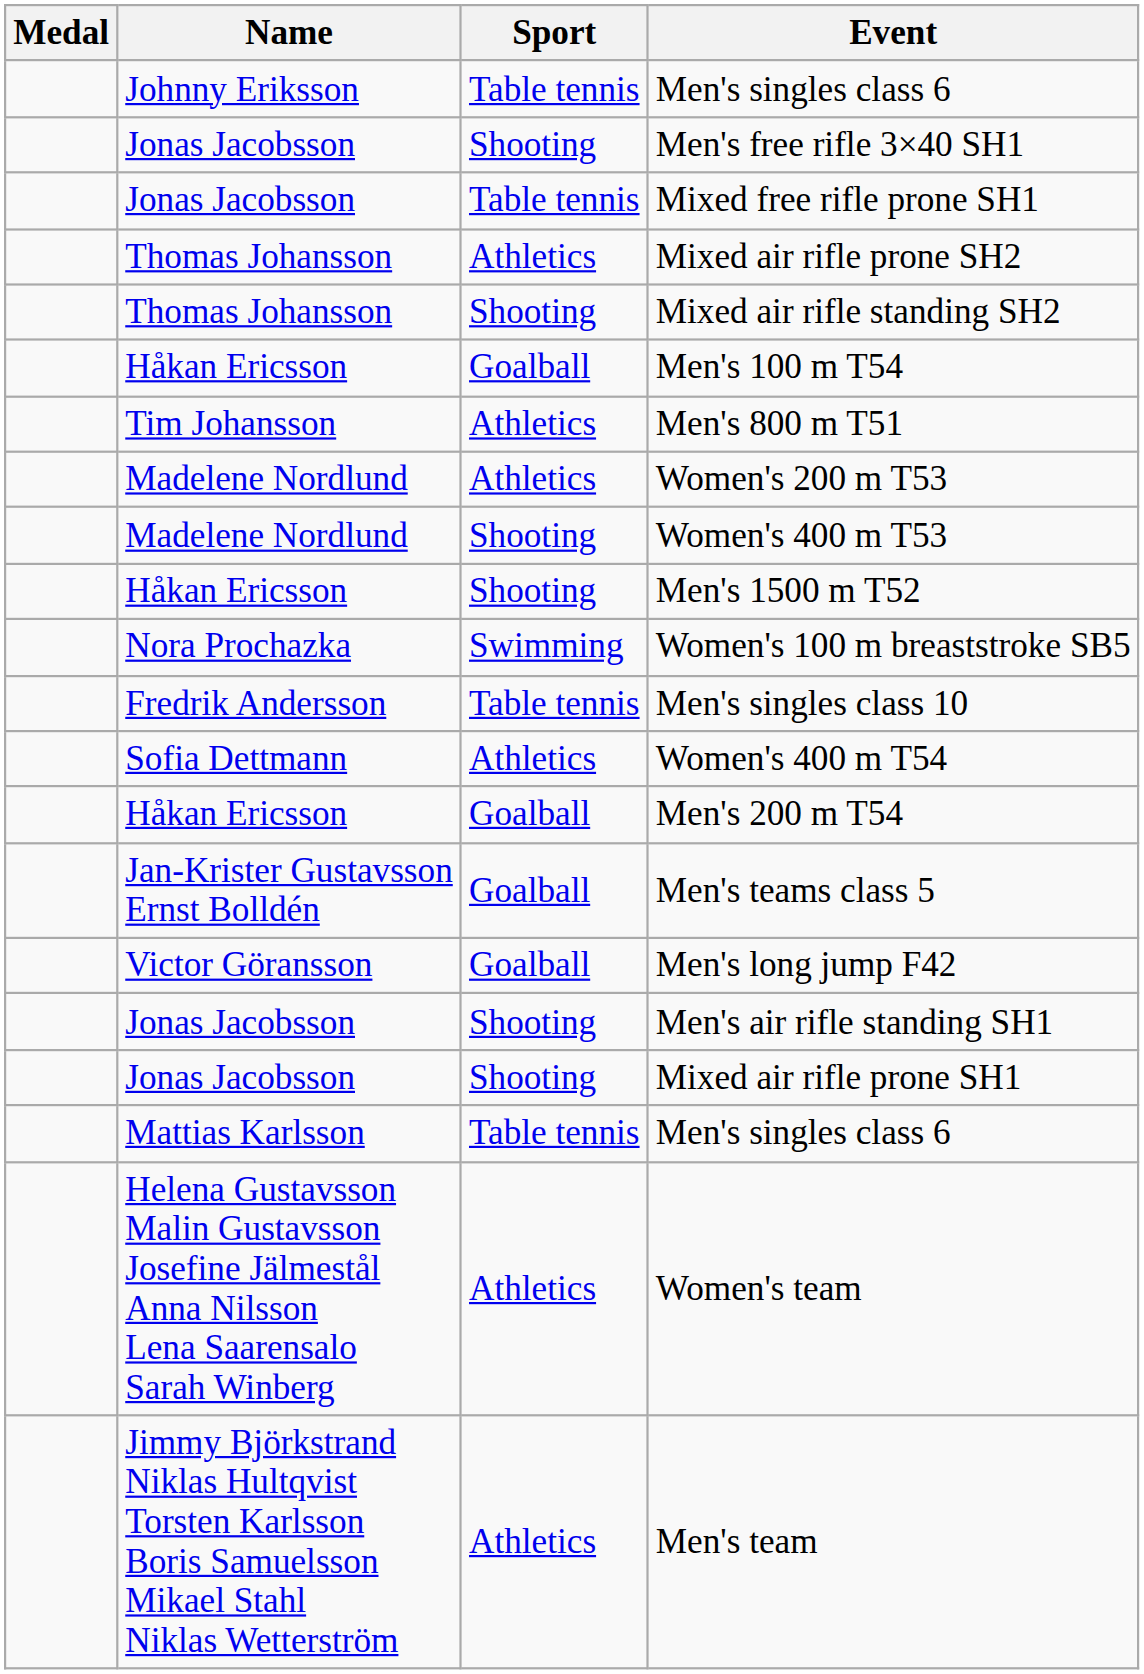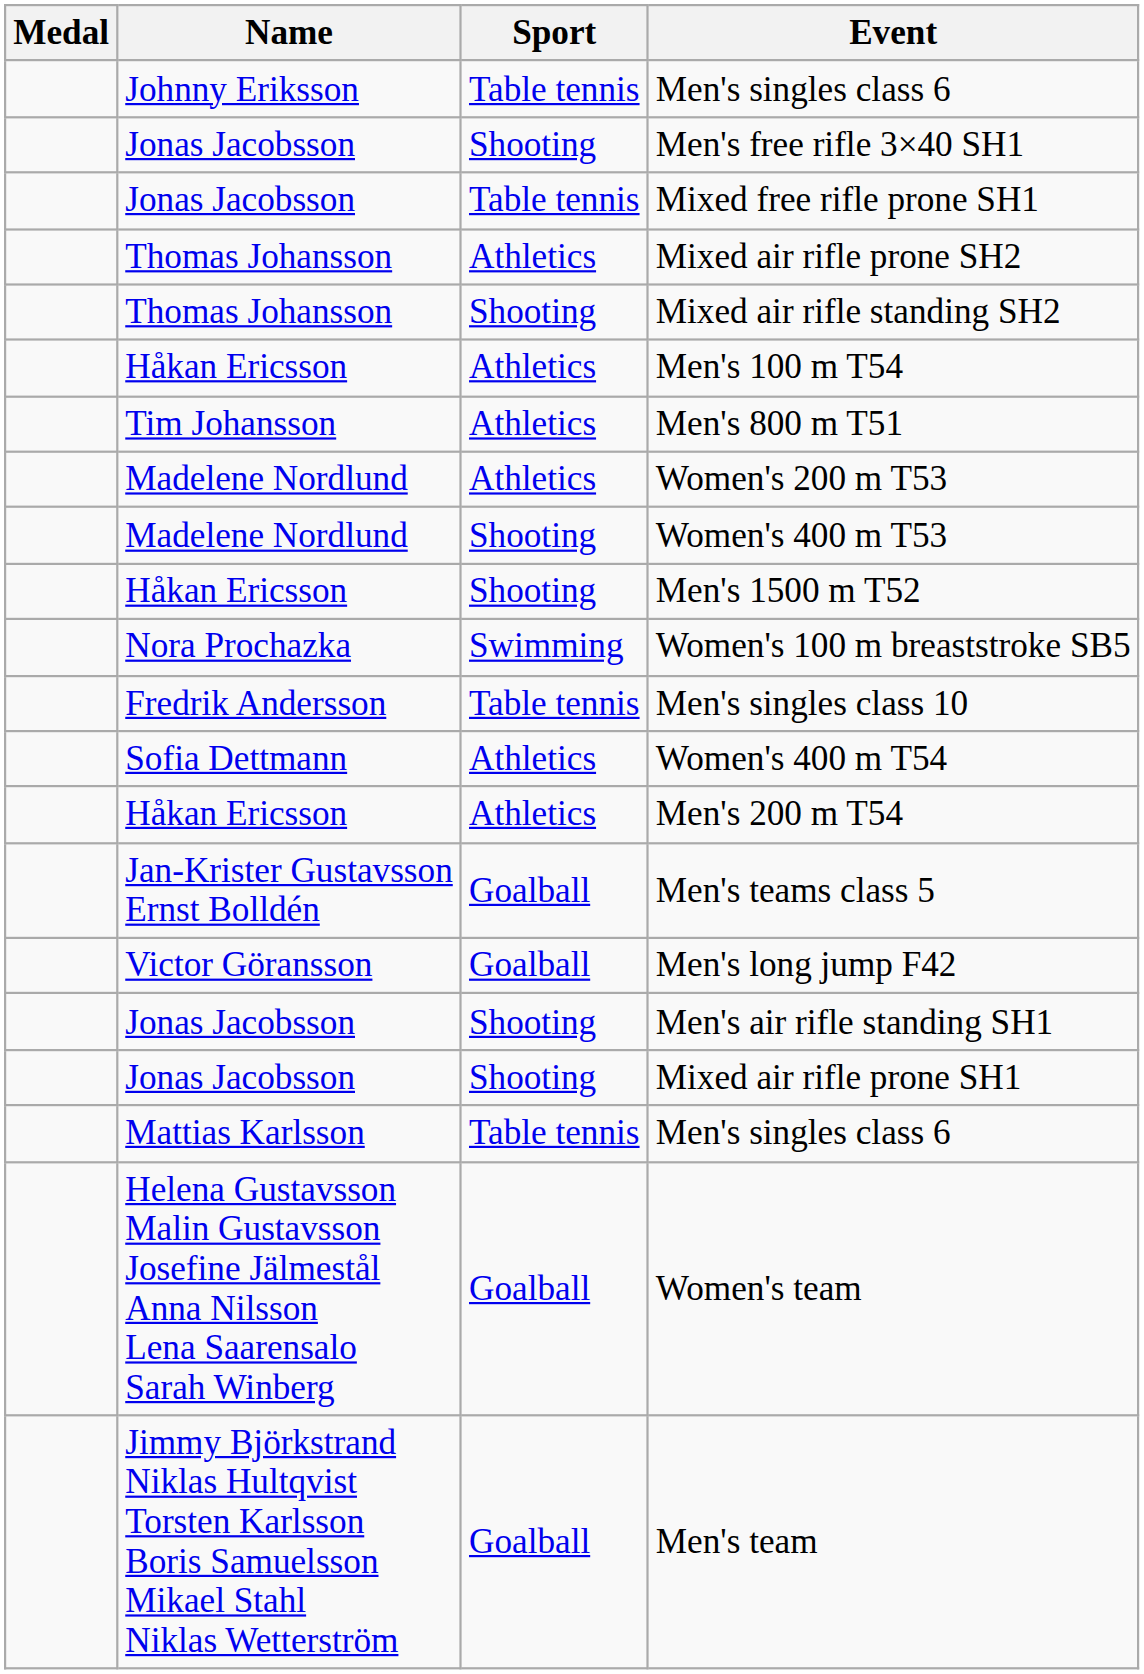(530, 367) Goalball -> (533, 367) Athletics
(530, 813) Goalball -> (533, 813) Athletics
(533, 1287) Athletics -> (530, 1287) Goalball
(533, 1541) Athletics -> (530, 1541) Goalball
